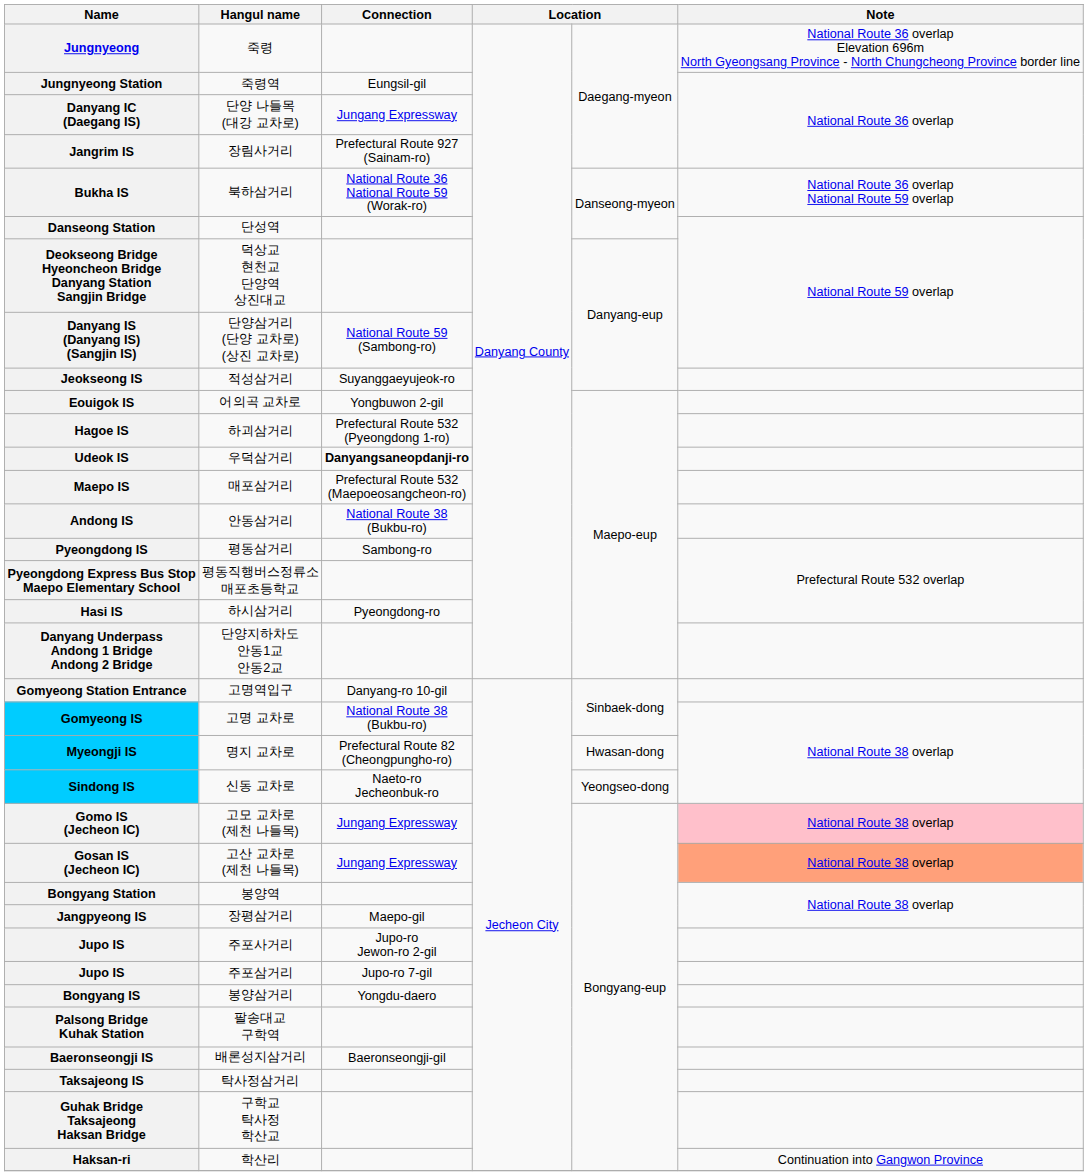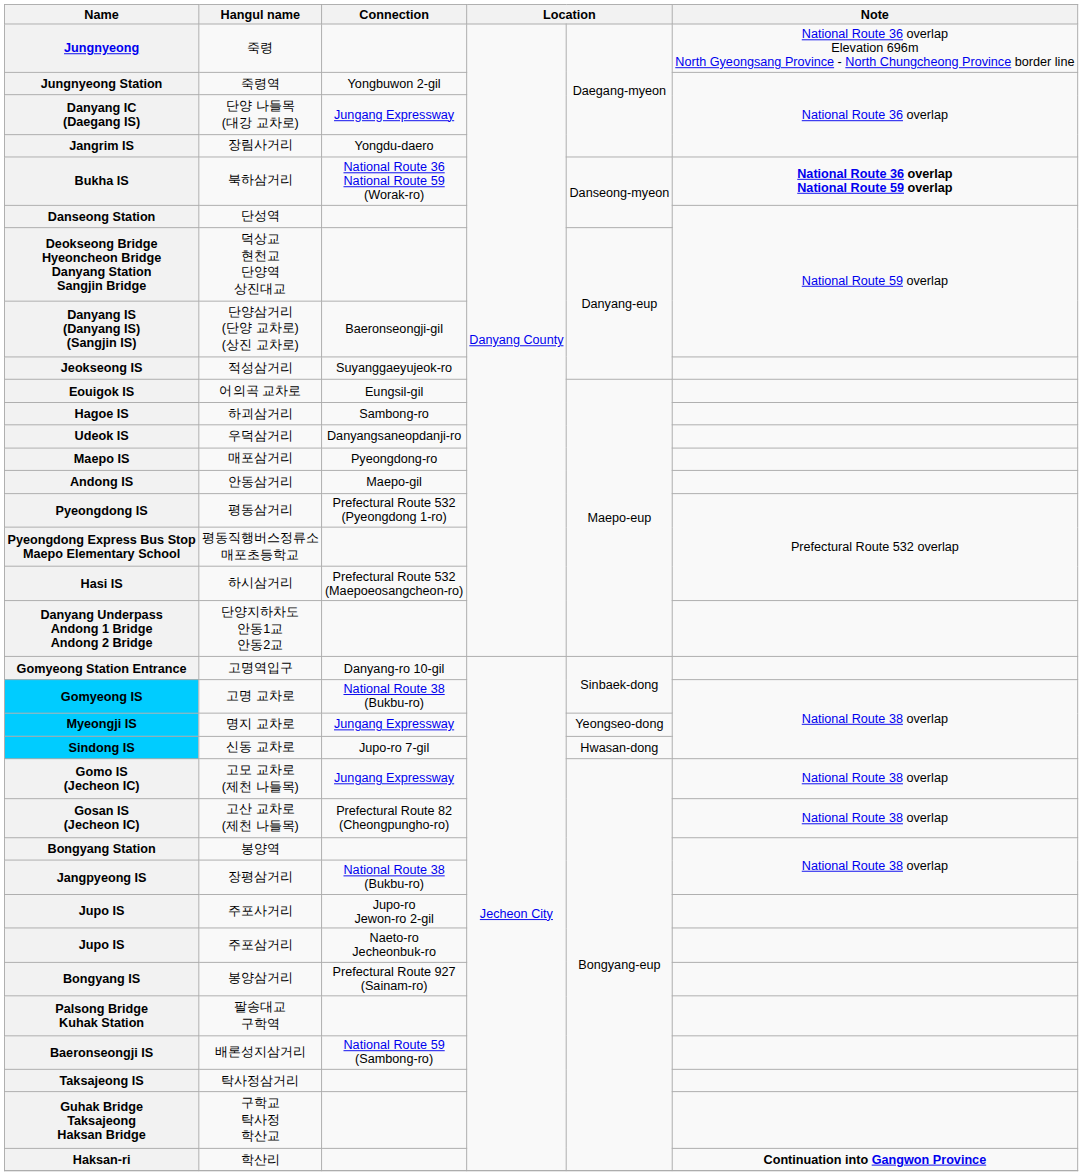(397, 83) Eungsil-gil -> (394, 83) Yongbuwon 2-gil
(397, 151) Prefectural Route 927 (Sainam-ro) -> (394, 145) Yongdu-daero
(880, 192) normal -> (875, 181) bold
(397, 340) National Route 59 (Sambong-ro) -> (394, 328) Baeronseongji-gil
(397, 402) Yongbuwon 2-gil -> (394, 391) Eungsil-gil
(397, 430) Prefectural Route 532 (Pyeongdong 1-ro) -> (394, 413) Sambong-ro
(397, 458) bold -> (394, 436) normal
(397, 487) Prefectural Route 532 (Maepoeosangcheon-ro) -> (394, 459) Pyeongdong-ro
(397, 521) National Route 38 (Bukbu-ro) -> (394, 481) Maepo-gil
(397, 549) Sambong-ro -> (394, 510) Prefectural Route 532 (Pyeongdong 1-ro)
(397, 611) Pyeongdong-ro -> (394, 583) Prefectural Route 532 (Maepoeosangcheon-ro)
(397, 752) Prefectural Route 82 (Cheongpungho-ro) -> (394, 724) Jungang Expressway
(625, 752) Hwasan-dong -> (619, 724) Yeongseo-dong
(397, 786) Naeto-ro Jecheonbuk-ro -> (394, 747) Jupo-ro 7-gil
(625, 786) Yeongseo-dong -> (619, 747) Hwasan-dong
(880, 823) pink background -> (875, 778) no background
(397, 862) Jungang Expressway -> (394, 818) Prefectural Route 82 (Cheongpungho-ro)
(880, 862) lightsalmon background -> (875, 818) no background
(397, 916) Maepo-gil -> (394, 877) National Route 38 (Bukbu-ro)
(397, 973) Jupo-ro 7-gil -> (394, 945) Naeto-ro Jecheonbuk-ro
(397, 995) Yongdu-daero -> (394, 979) Prefectural Route 927 (Sainam-ro)
(397, 1058) Baeronseongji-gil -> (394, 1052) National Route 59 (Sambong-ro)
(880, 1159) normal -> (875, 1159) bold
